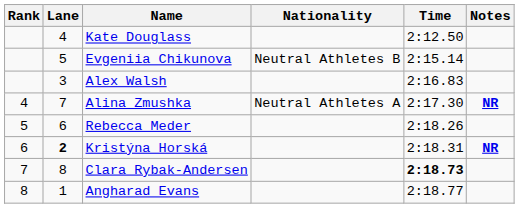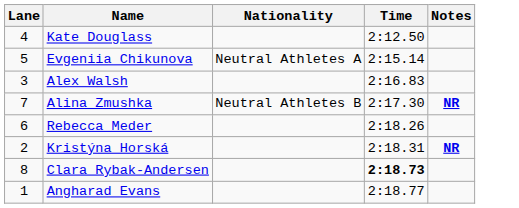- column: (24, 16)
(327, 60) Neutral Athletes B -> (288, 60) Neutral Athletes A
(327, 104) Neutral Athletes A -> (288, 104) Neutral Athletes B
(63, 148) bold -> (24, 148) normal
